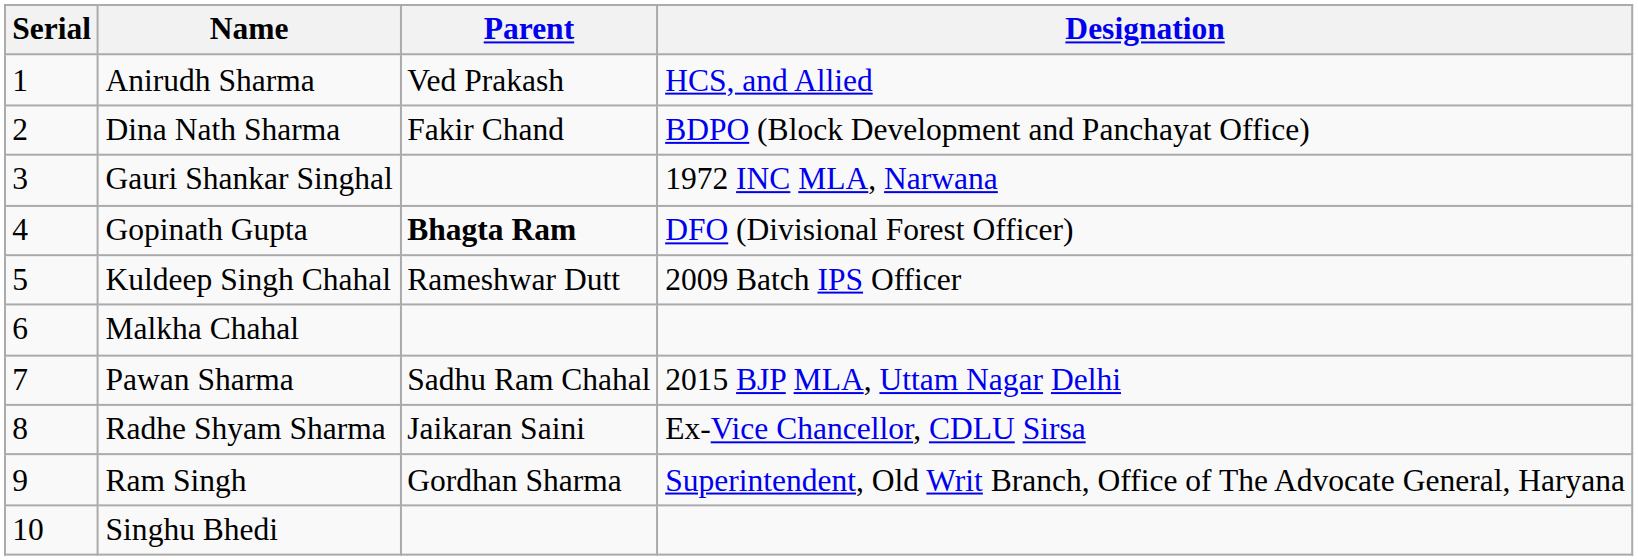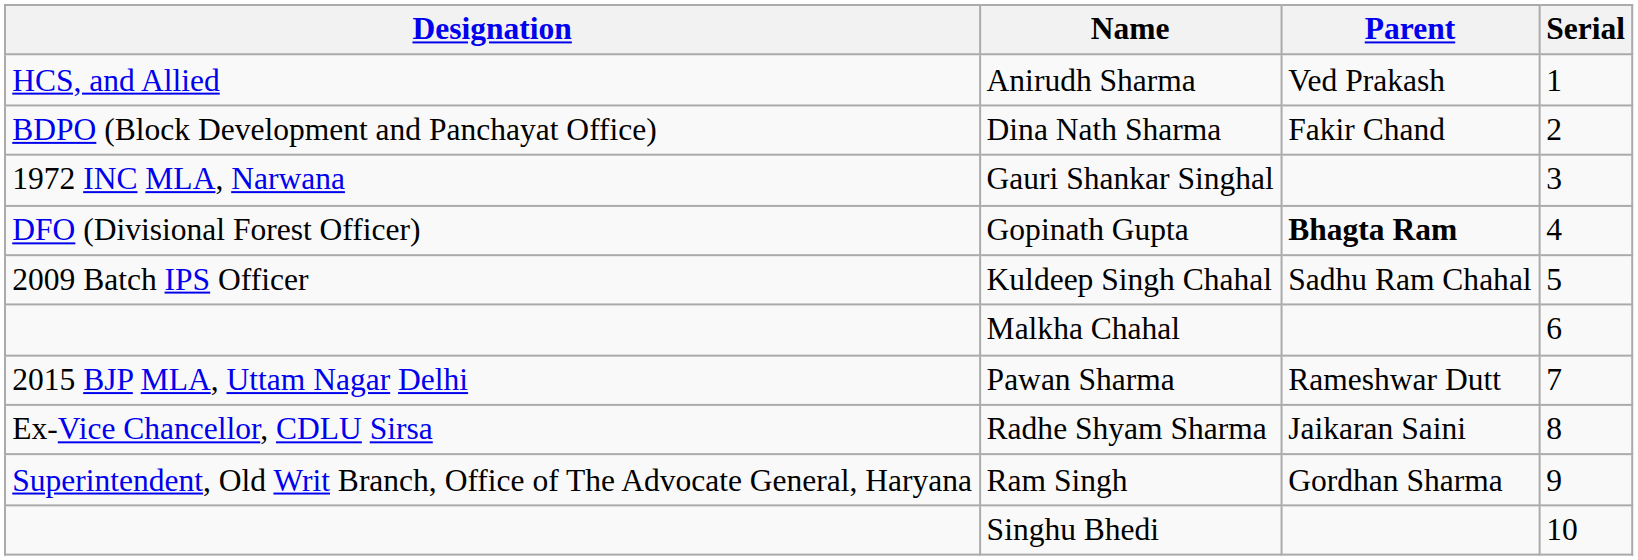columns swapped: (52, 29) <-> (1145, 29)
(514, 279) Rameshwar Dutt -> (1410, 279) Sadhu Ram Chahal
(529, 379) Sadhu Ram Chahal -> (1395, 379) Rameshwar Dutt
